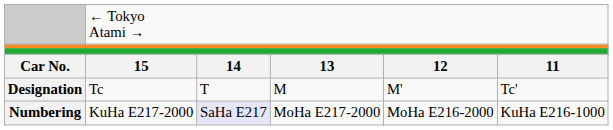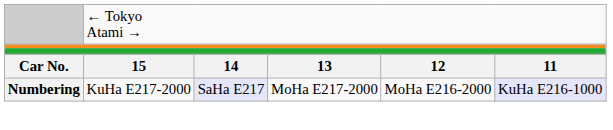- row: (45, 89)
(553, 112) no background -> (550, 89) lavender background
